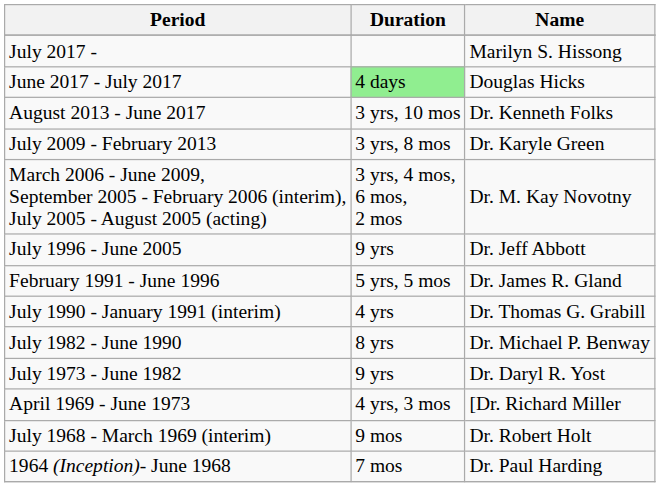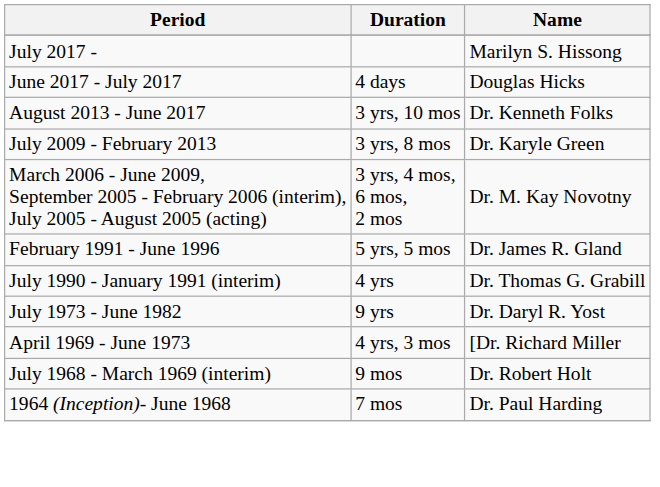(380, 81) lightgreen background -> (380, 81) no background
- row: (95, 249)
- row: (95, 342)
